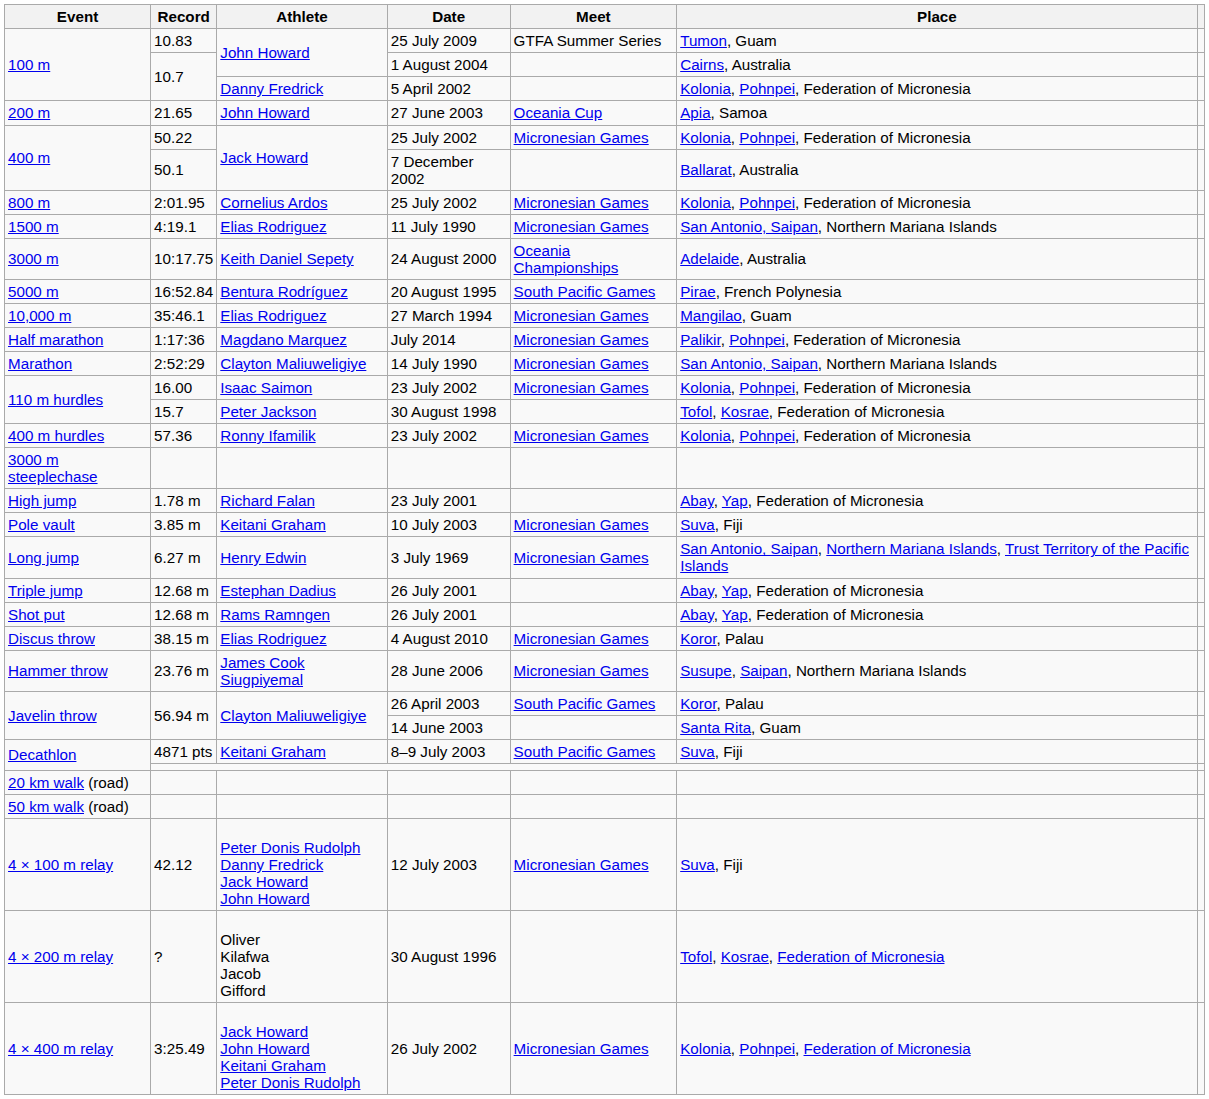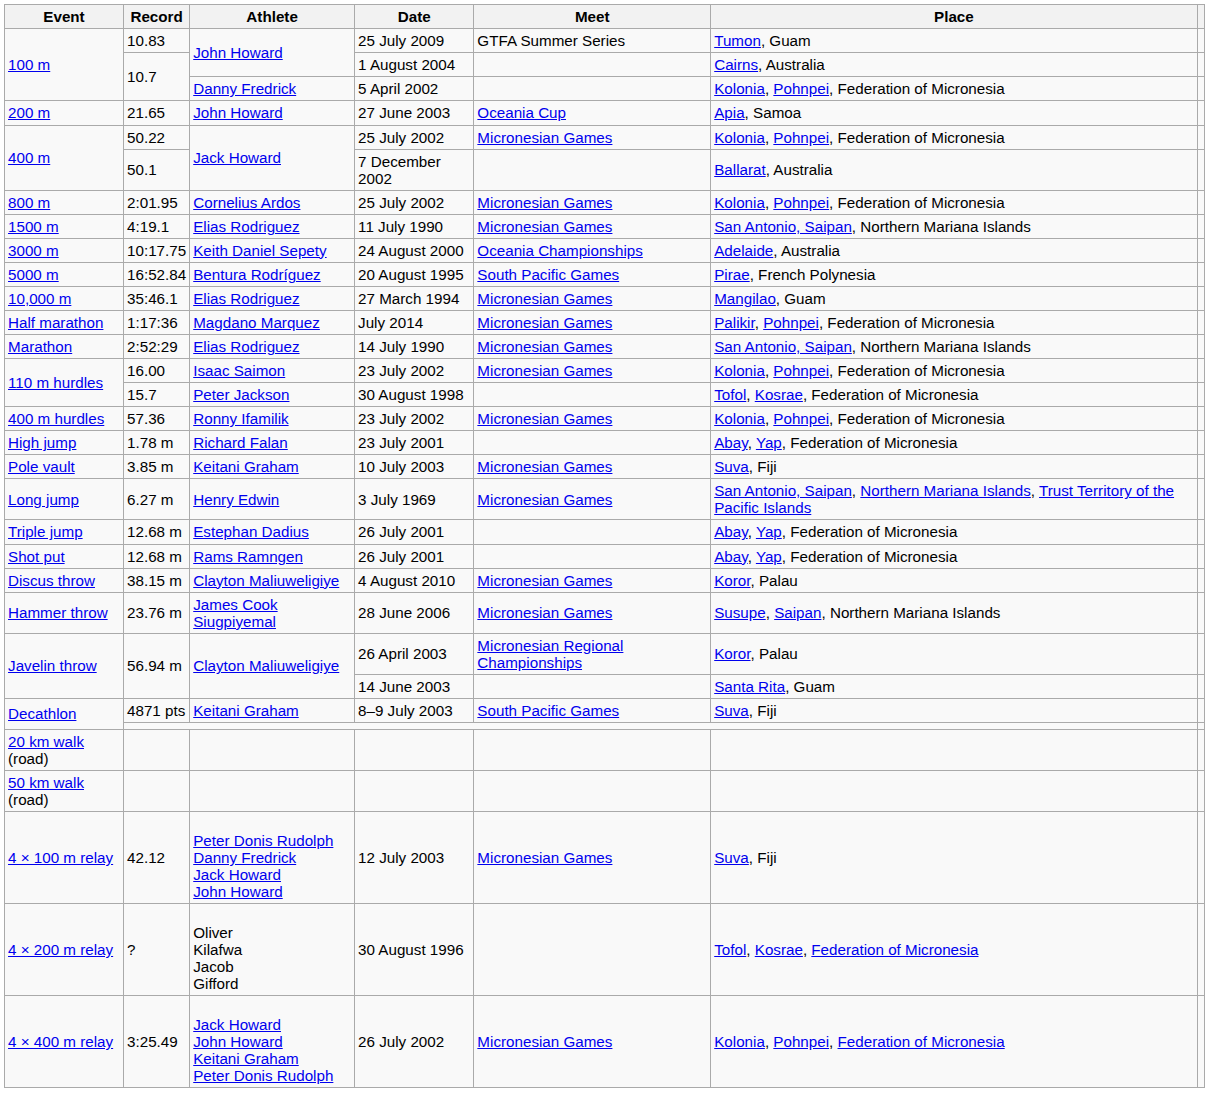(293, 364) Clayton Maliuweligiye -> (246, 347) Elias Rodriguez
- row: (53, 468)
(273, 638) Elias Rodriguez -> (266, 580) Clayton Maliuweligiye
(585, 703) South Pacific Games -> (550, 654) Micronesian Regional Championships
